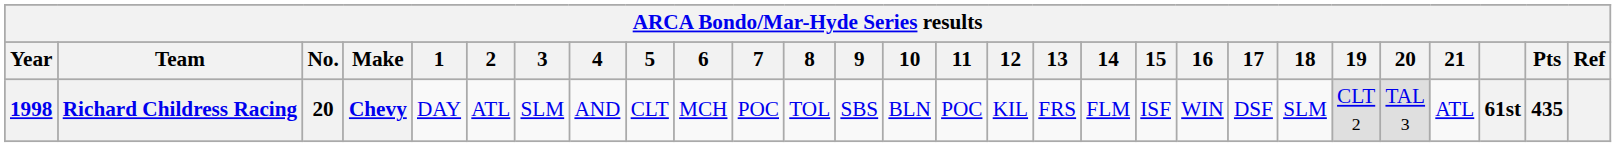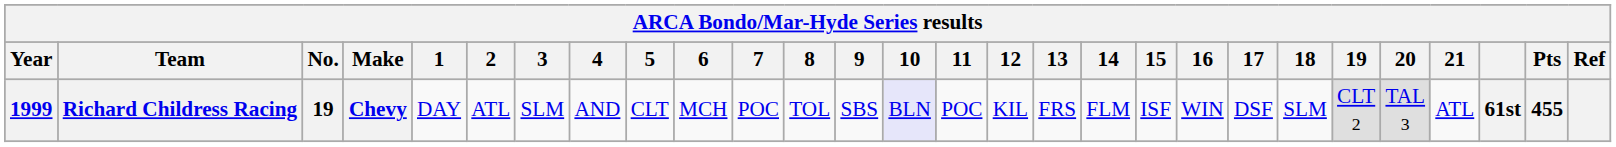(31, 109) 1998 -> (31, 109) 1999
(323, 109) 20 -> (323, 109) 19
(910, 109) no background -> (910, 109) lavender background
(1547, 109) 435 -> (1547, 109) 455
